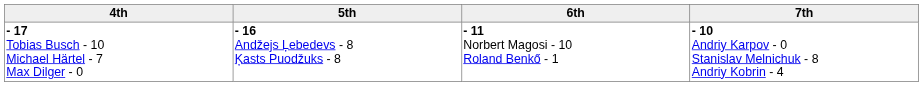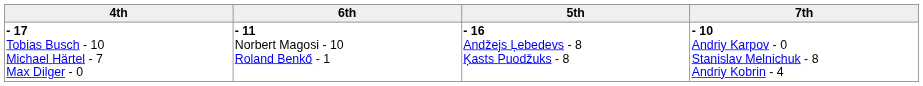columns swapped: (347, 13) <-> (576, 13)
